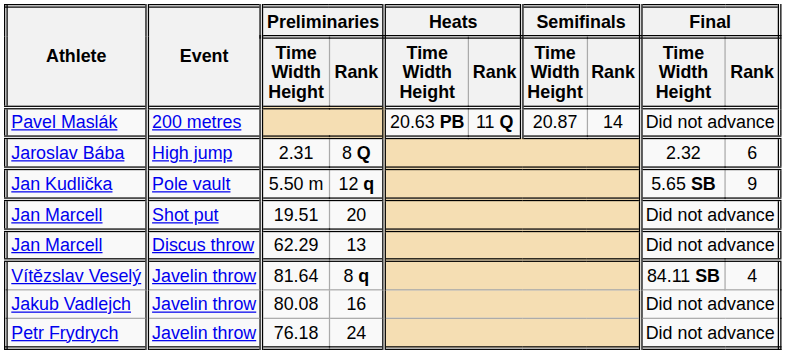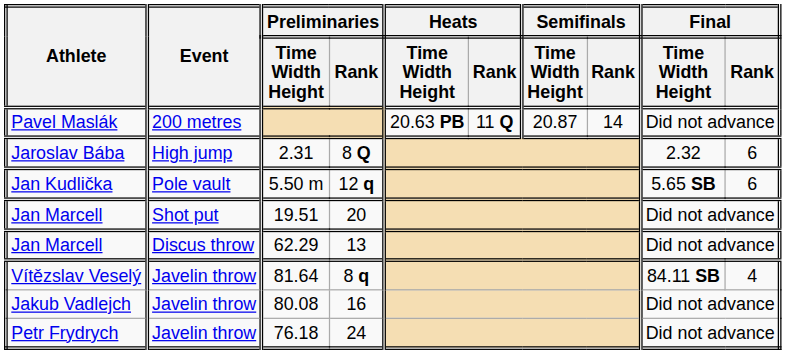(752, 184) 9 -> (752, 184) 6
